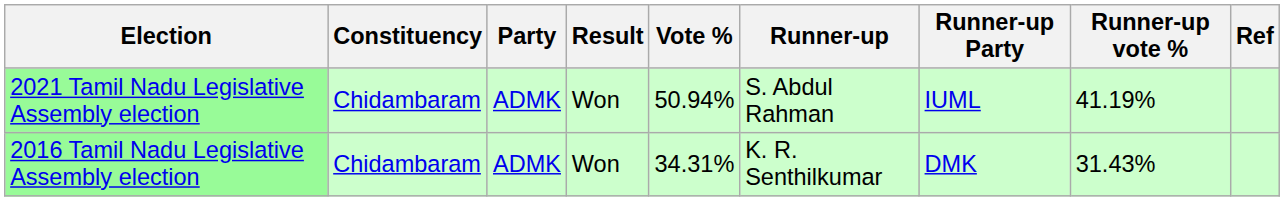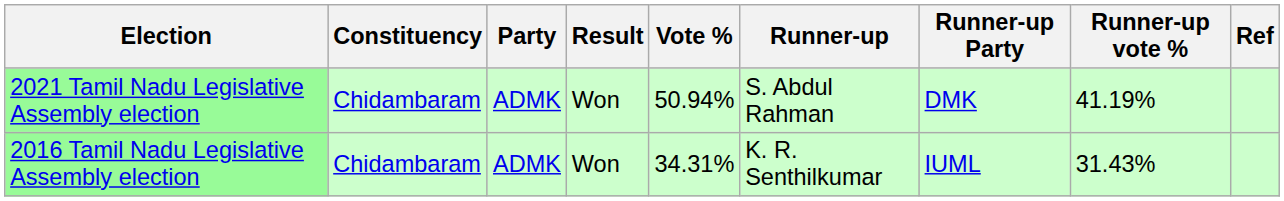(953, 100) IUML -> (951, 100) DMK
(951, 163) DMK -> (953, 163) IUML
